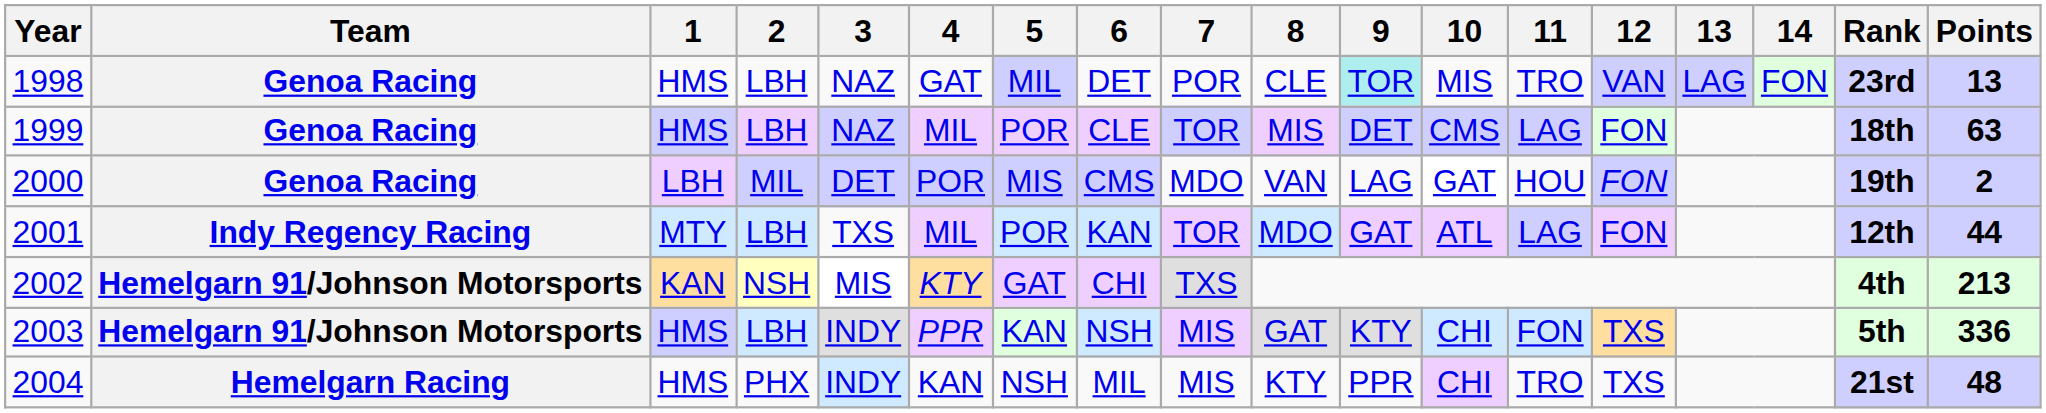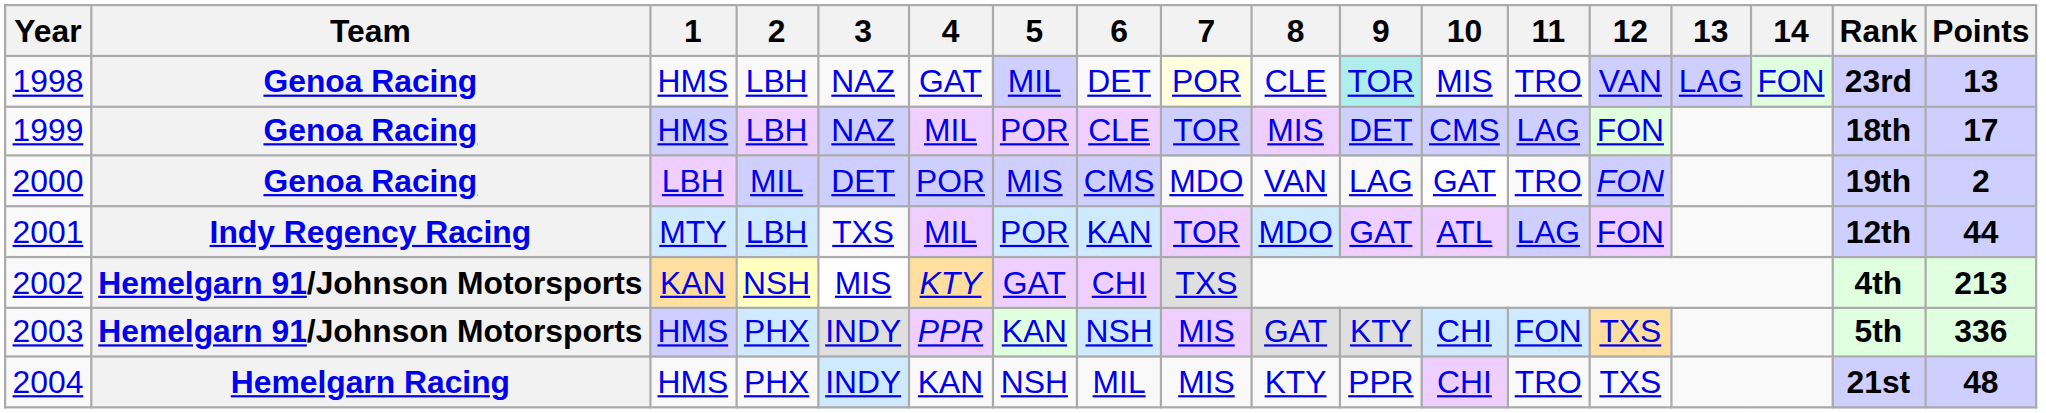(1206, 81) no background -> (1206, 81) lightyellow background
(1984, 131) 63 -> (1981, 131) 17
(1550, 181) HOU -> (1548, 181) TRO
(777, 332) LBH -> (777, 332) PHX
